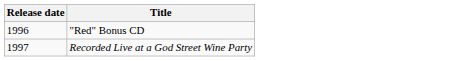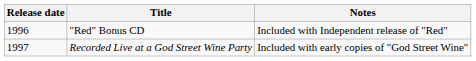+ column: (363, 13)
